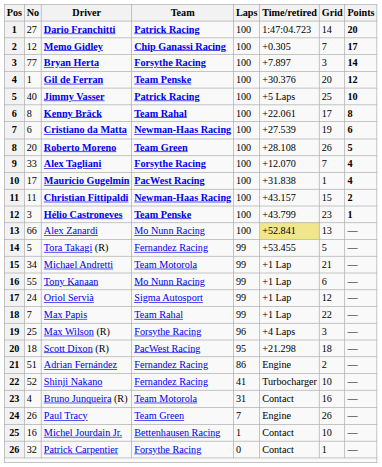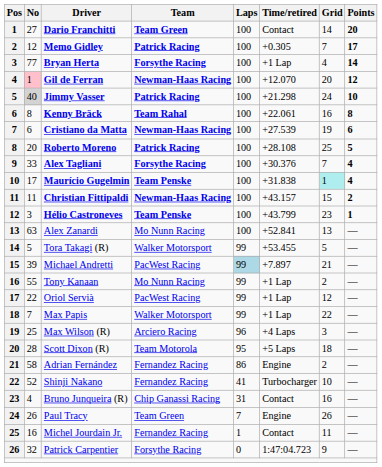(167, 29) Patrick Racing -> (161, 29) Team Green
(287, 29) 1:47:04.723 -> (278, 29) Contact
(180, 46) Chip Ganassi Racing -> (167, 46) Patrick Racing
(276, 63) +7.897 -> (277, 63) +1 Lap
(324, 63) 3 -> (324, 63) 4
(29, 80) no background -> (29, 80) pink background
(163, 80) Team Penske -> (183, 80) Newman-Haas Racing
(279, 80) +30.376 -> (279, 80) +12.070
(32, 97) no background -> (32, 97) lightgrey background
(279, 97) +5 Laps -> (279, 97) +21.298
(327, 97) 25 -> (327, 97) 24
(327, 113) 17 -> (327, 113) 16
(161, 147) Team Green -> (167, 147) Patrick Racing
(327, 147) 26 -> (327, 147) 25
(279, 164) +12.070 -> (279, 164) +30.376
(169, 181) PacWest Racing -> (163, 181) Team Penske
(324, 181) no background -> (324, 181) paleturquoise background
(32, 231) 66 -> (32, 231) 63
(279, 231) khaki background -> (279, 231) no background
(171, 248) Fernandez Racing -> (173, 248) Walker Motorsport
(32, 264) 34 -> (32, 264) 39
(166, 264) Team Motorola -> (167, 264) PacWest Racing
(241, 264) no background -> (241, 264) lightblue background
(277, 264) +1 Lap -> (276, 264) +7.897
(324, 281) 6 -> (324, 281) 2
(32, 298) 24 -> (32, 298) 22
(169, 298) Sigma Autosport -> (167, 298) PacWest Racing
(159, 315) Team Rahal -> (173, 315) Walker Motorsport
(168, 332) Forsythe Racing -> (165, 332) Arciero Racing
(32, 348) 18 -> (32, 348) 28
(167, 348) PacWest Racing -> (166, 348) Team Motorola
(279, 348) +21.298 -> (279, 348) +5 Laps
(32, 365) 51 -> (32, 365) 58
(166, 399) Team Motorola -> (177, 399) Chip Ganassi Racing
(177, 432) Bettenhausen Racing -> (171, 432) Fernandez Racing
(327, 432) 10 -> (327, 432) 11
(278, 449) Contact -> (287, 449) 1:47:04.723
(324, 449) 1 -> (324, 449) 9
